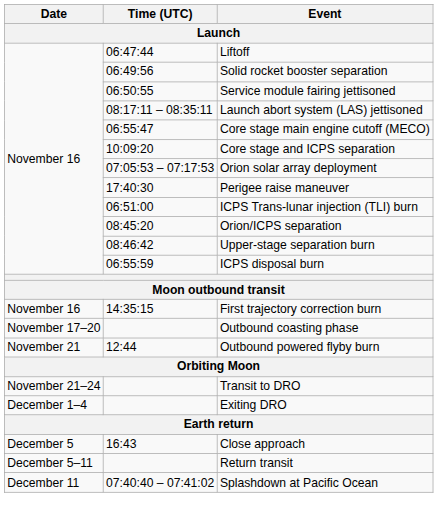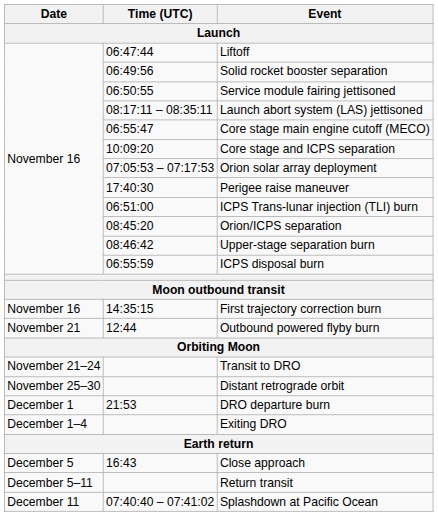- row: (289, 328)
+ row: (282, 386)
+ row: (275, 405)
